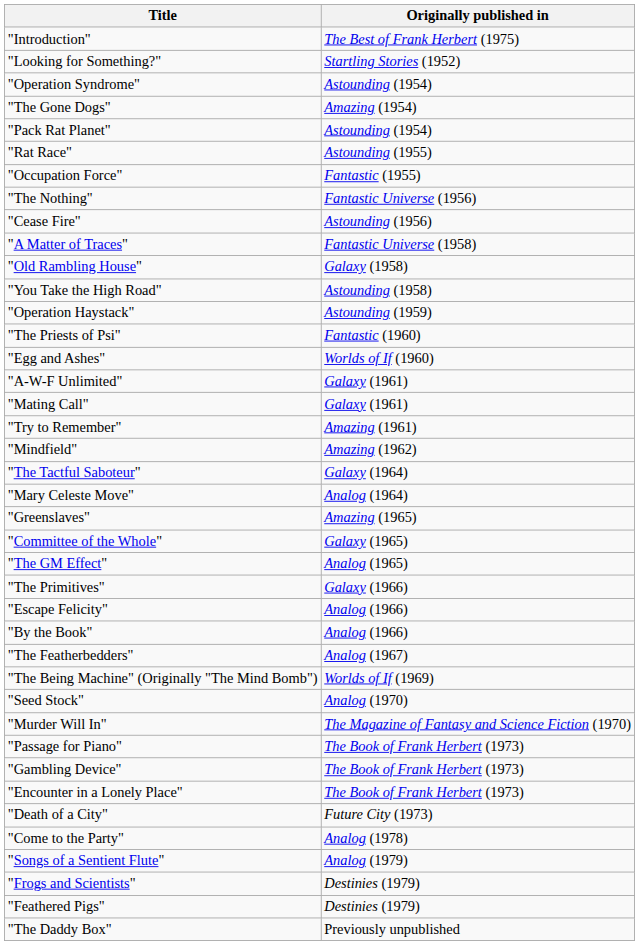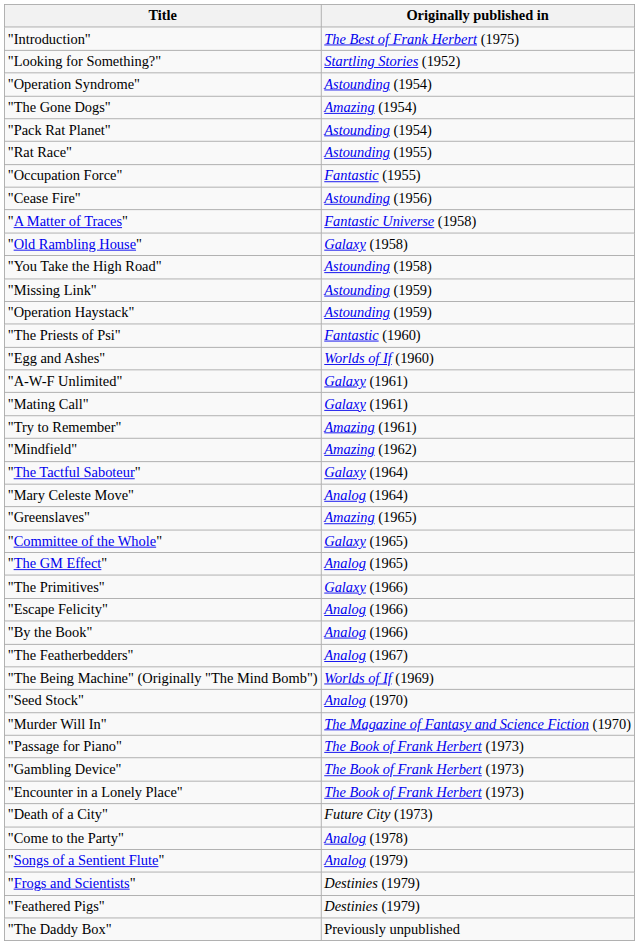- row: (50, 198)
+ row: (52, 289)
